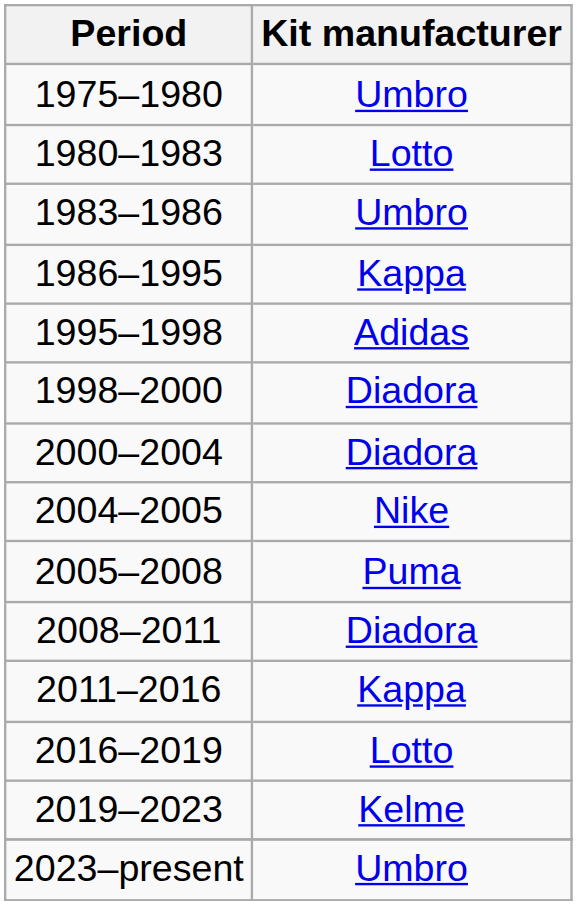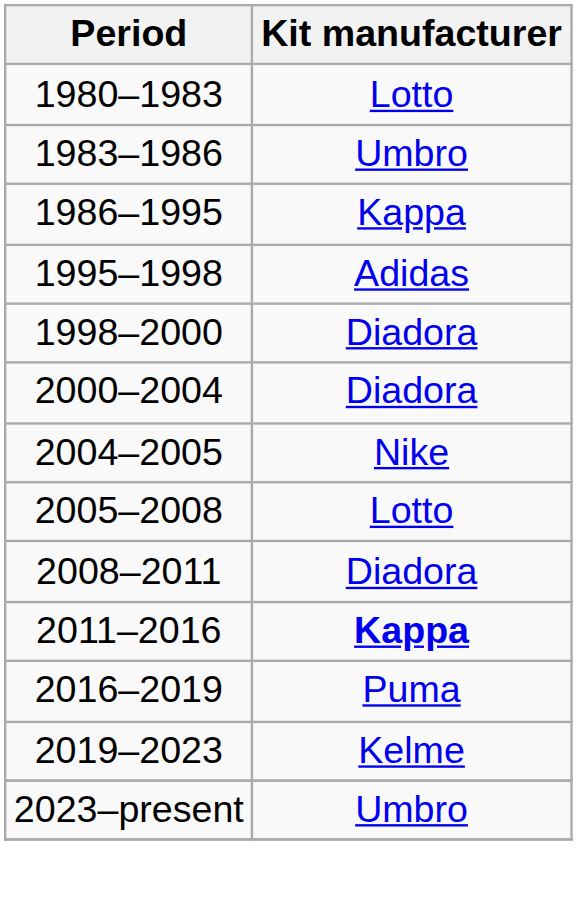- row: (129, 93)
(412, 570) Puma -> (412, 511) Lotto
(412, 690) normal -> (412, 630) bold
(412, 749) Lotto -> (412, 690) Puma
